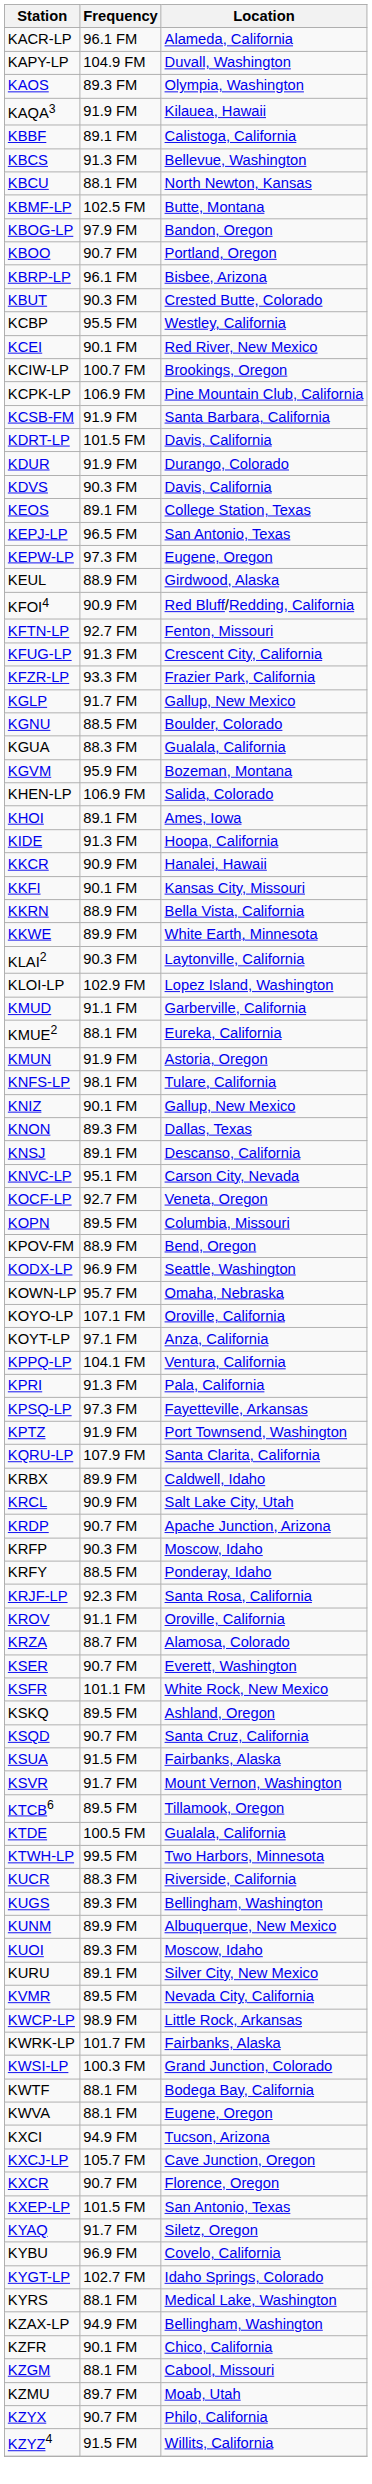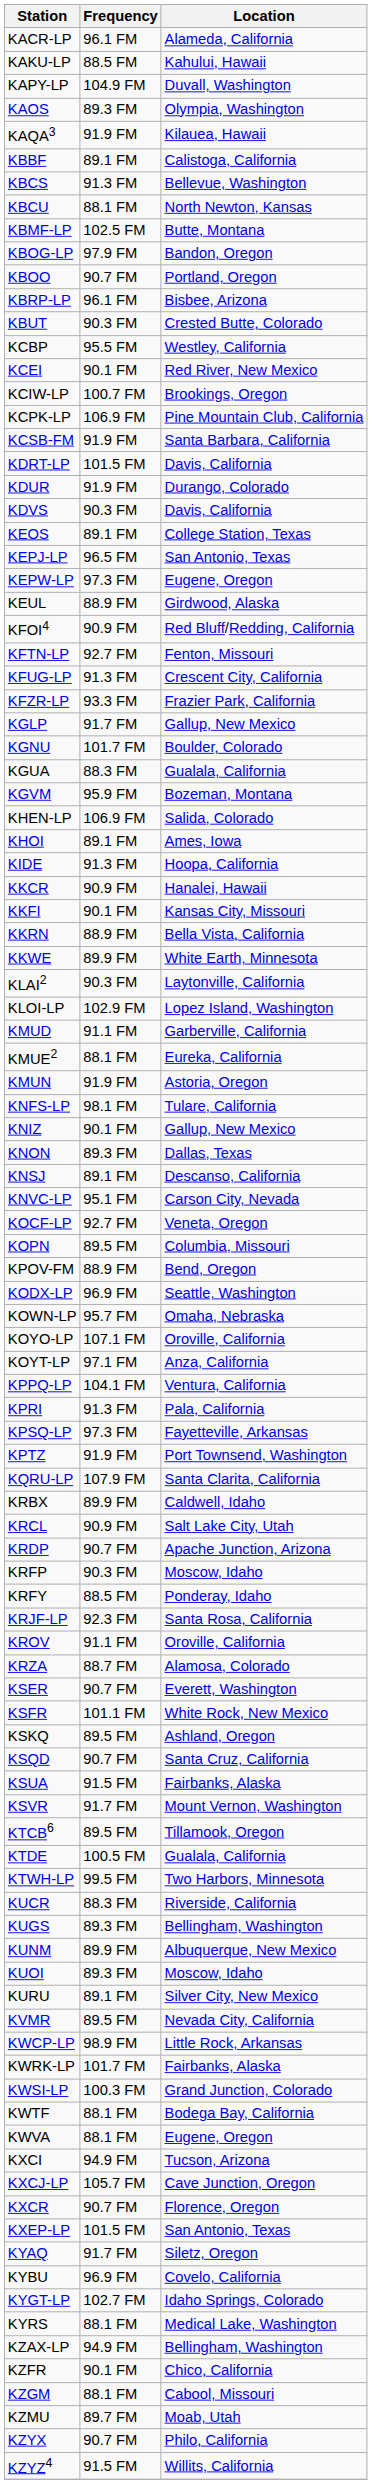+ row: (39, 62)
(110, 724) 88.5 FM -> (114, 747) 101.7 FM
